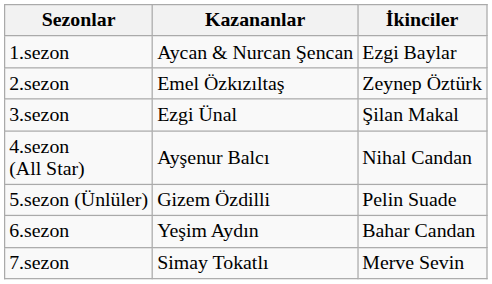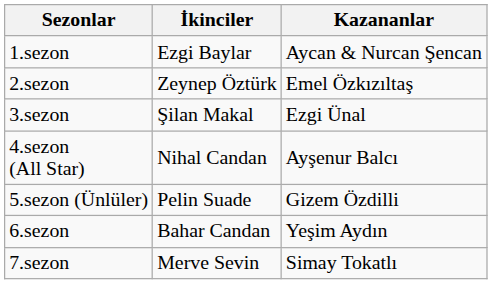columns swapped: (255, 20) <-> (422, 20)
